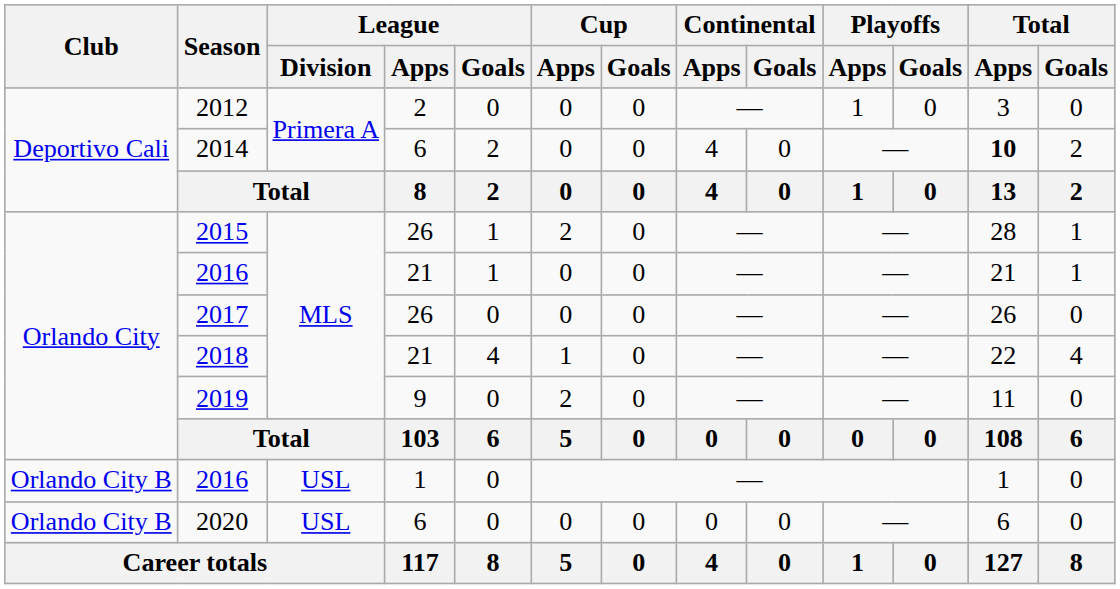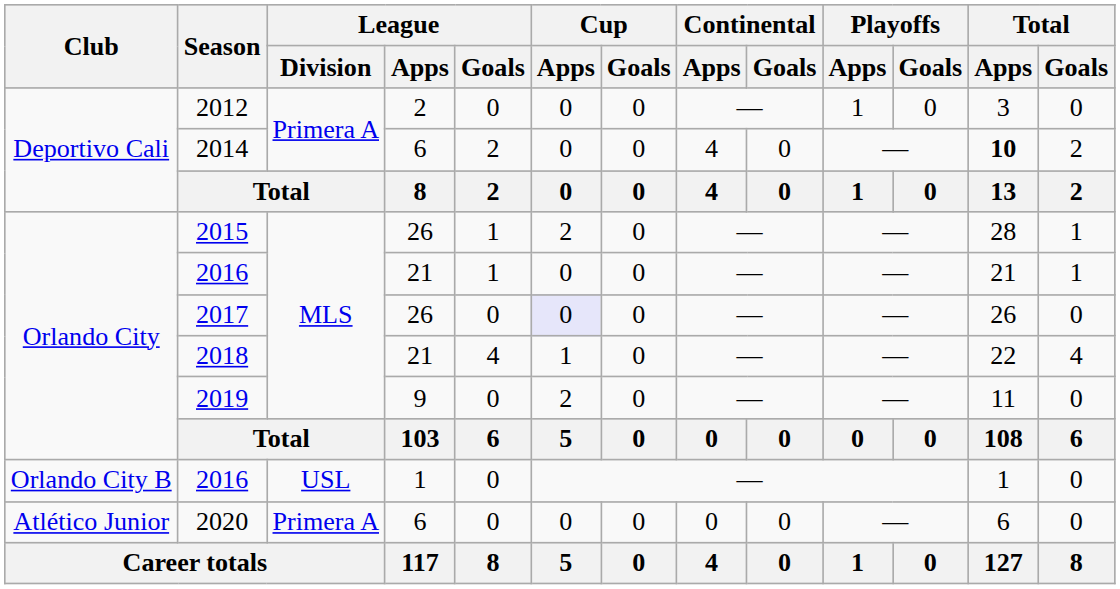(566, 314) no background -> (566, 314) lavender background
(91, 521) Orlando City B -> (91, 521) Atlético Junior
(326, 521) USL -> (326, 521) Primera A
